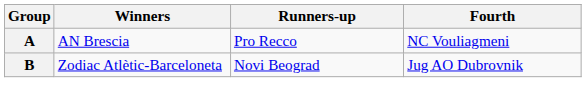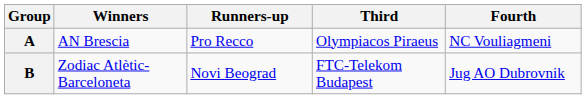+ column: (379, 16)
